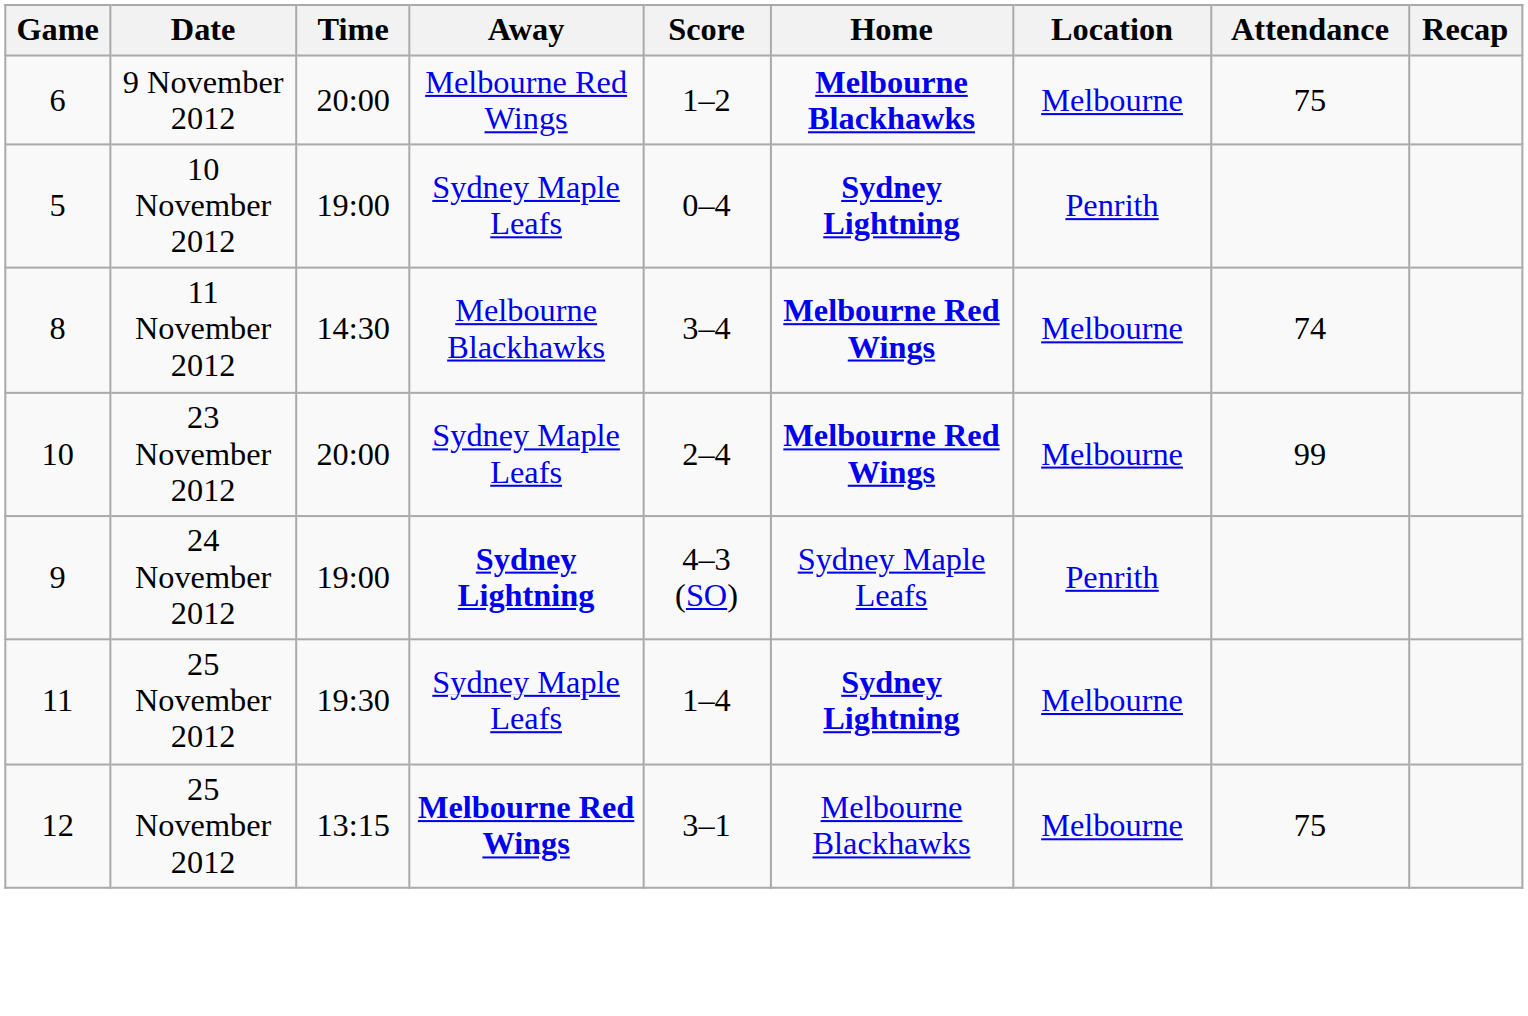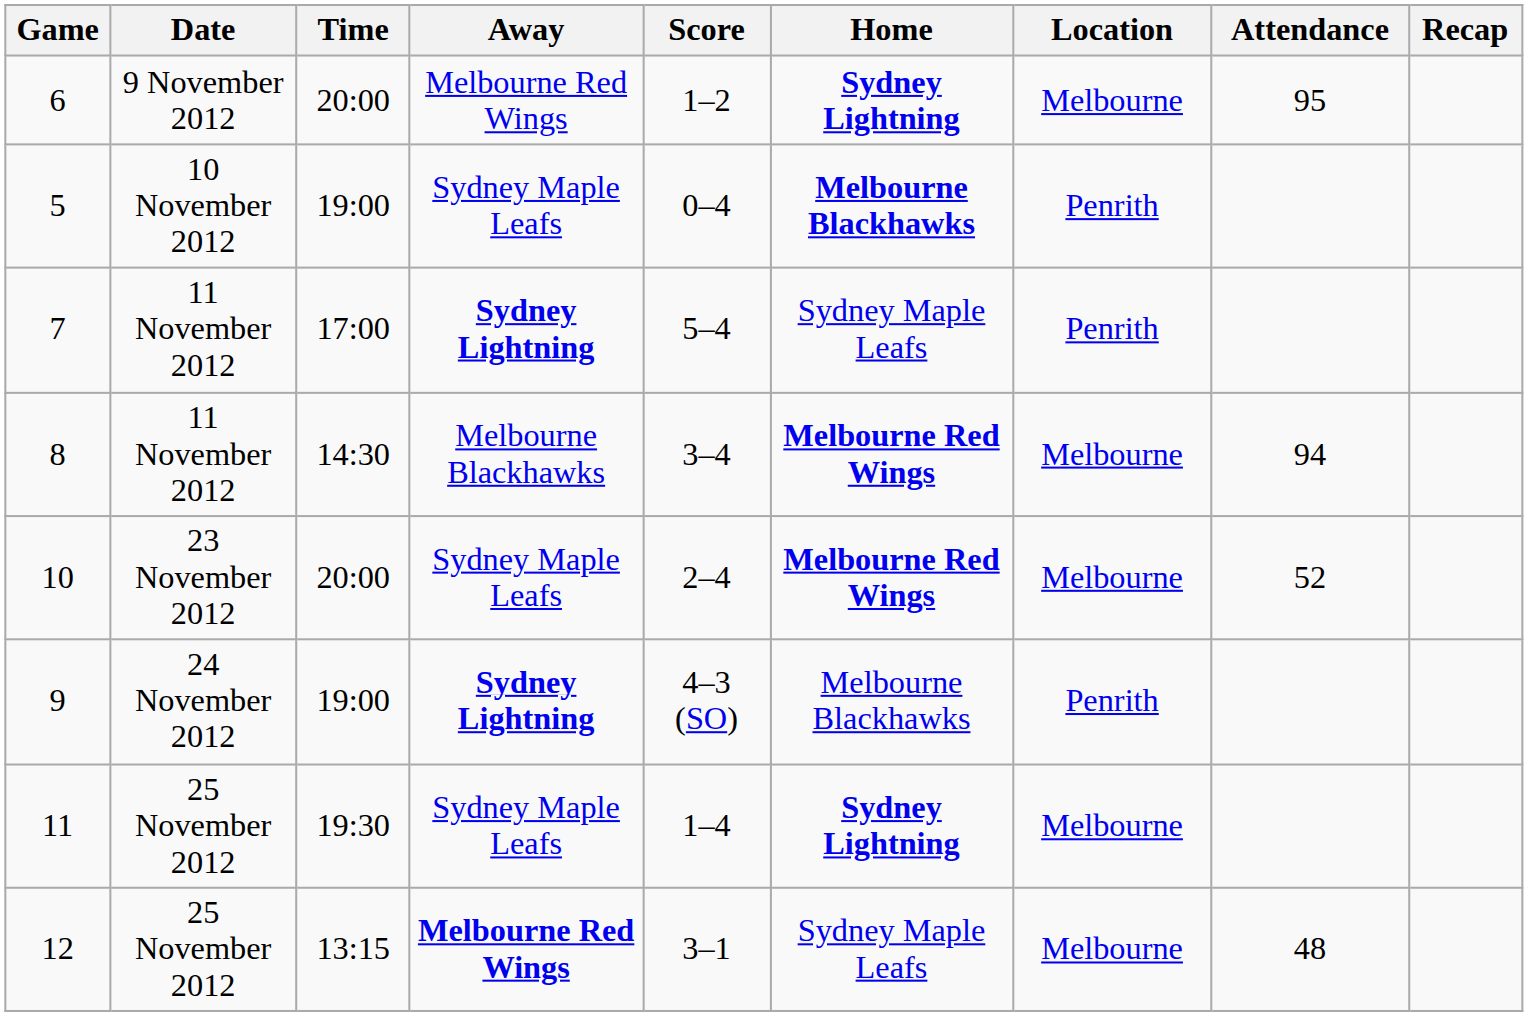(891, 99) Melbourne Blackhawks -> (891, 99) Sydney Lightning
(1310, 99) 75 -> (1310, 99) 95
(891, 205) Sydney Lightning -> (891, 205) Melbourne Blackhawks
+ row: (58, 329)
(1310, 329) 74 -> (1310, 453) 94
(1310, 453) 99 -> (1310, 577) 52
(891, 577) Sydney Maple Leafs -> (891, 701) Melbourne Blackhawks
(891, 825) Melbourne Blackhawks -> (891, 949) Sydney Maple Leafs
(1310, 825) 75 -> (1310, 949) 48
